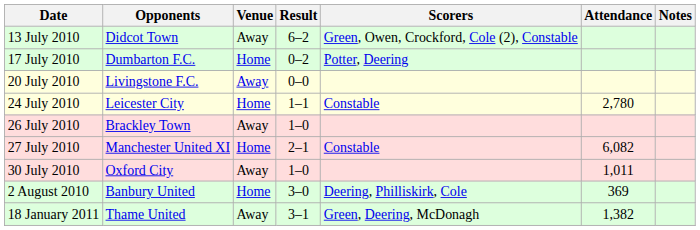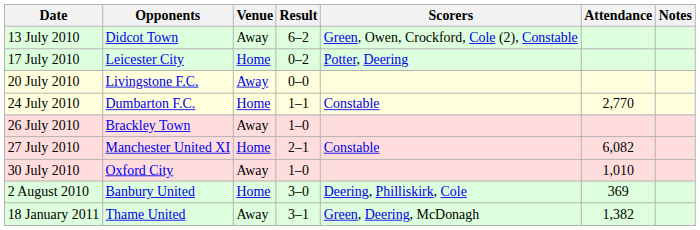(150, 59) Dumbarton F.C. -> (145, 59) Leicester City
(145, 103) Leicester City -> (150, 103) Dumbarton F.C.
(618, 103) 2,780 -> (618, 103) 2,770
(618, 170) 1,011 -> (618, 170) 1,010
